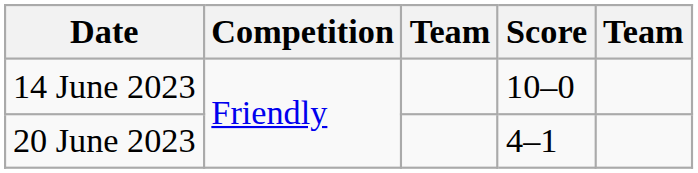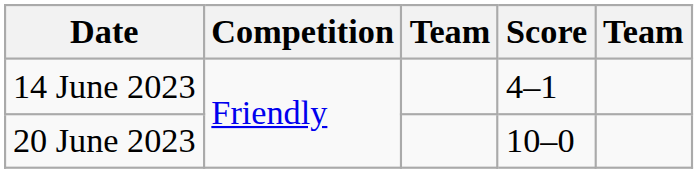(540, 85) 10–0 -> (532, 85) 4–1
(532, 140) 4–1 -> (540, 140) 10–0
